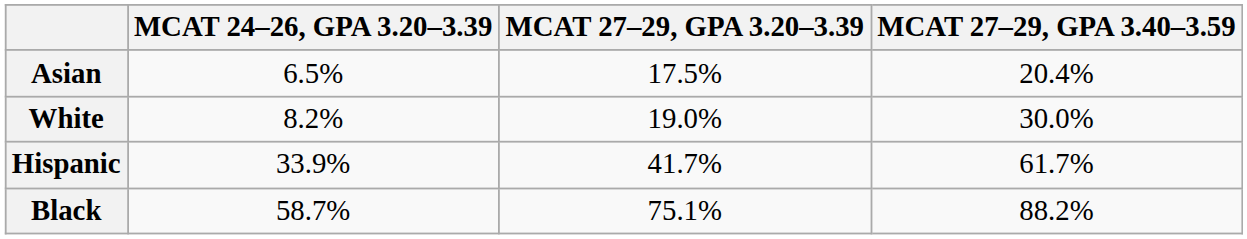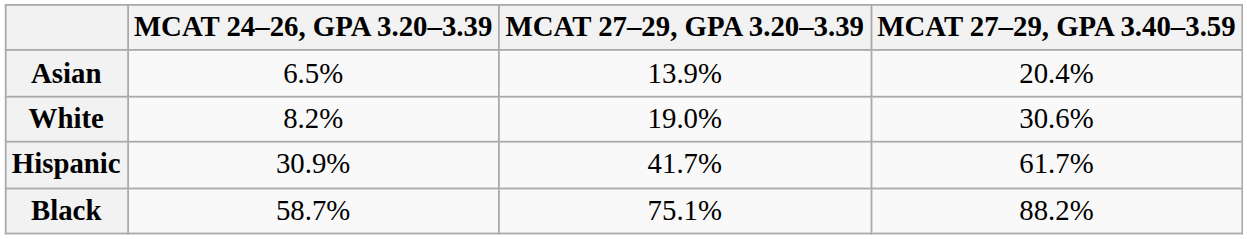(685, 73) 17.5% -> (685, 73) 13.9%
(1056, 118) 30.0% -> (1056, 118) 30.6%
(313, 164) 33.9% -> (313, 164) 30.9%
